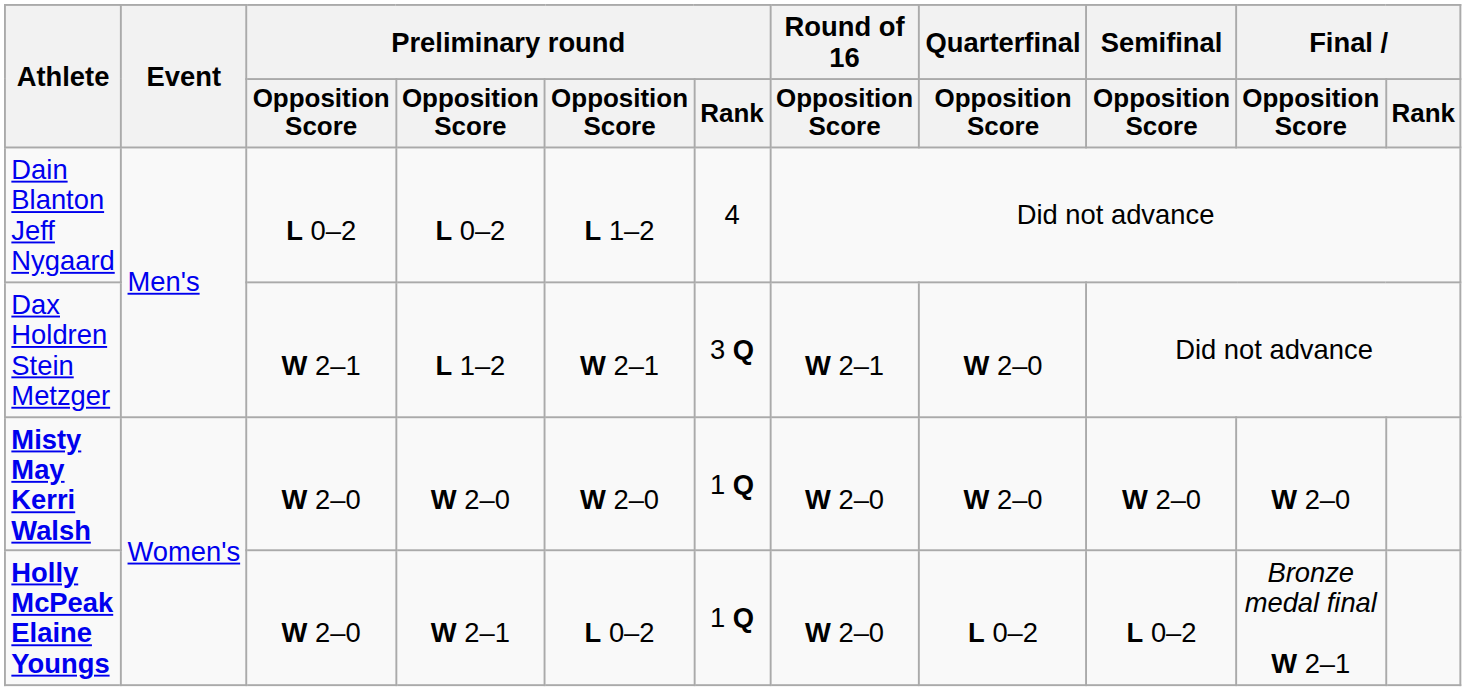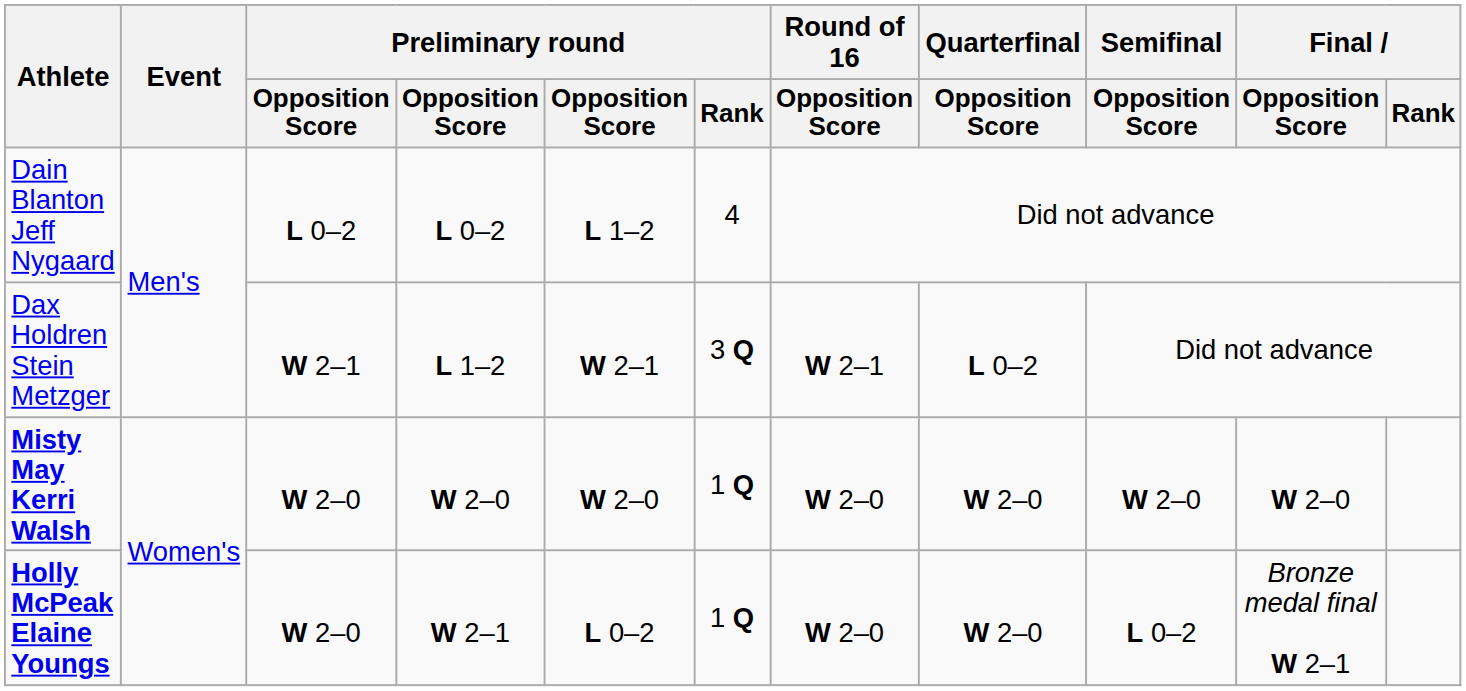(1003, 365) W 2–0 -> (1003, 365) L 0–2
(1003, 634) L 0–2 -> (1003, 634) W 2–0
